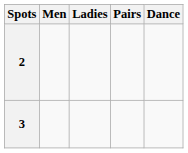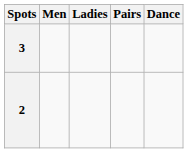rows swapped: (22, 124) <-> (22, 62)
